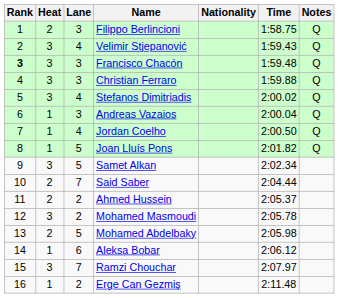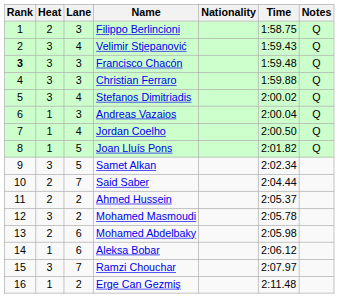(79, 234) 5 -> (79, 234) 6
